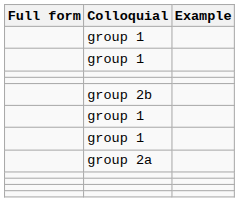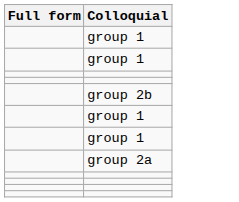- column: (203, 16)
